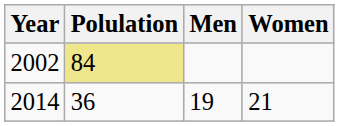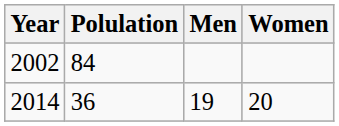(83, 62) khaki background -> (83, 62) no background
(261, 101) 21 -> (261, 101) 20
